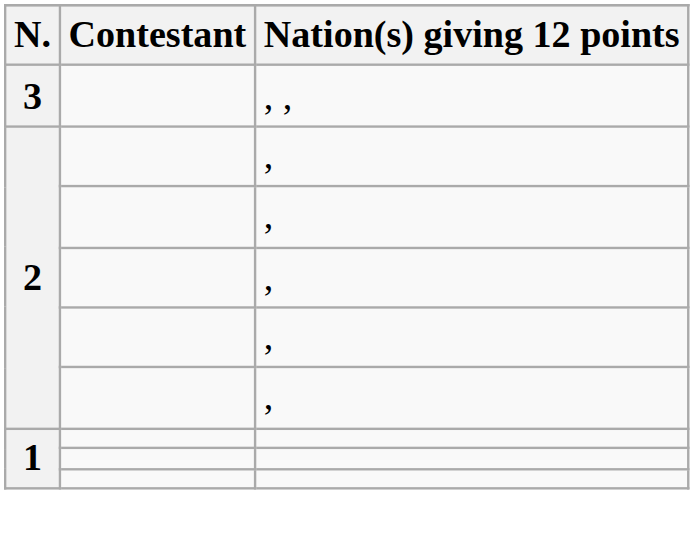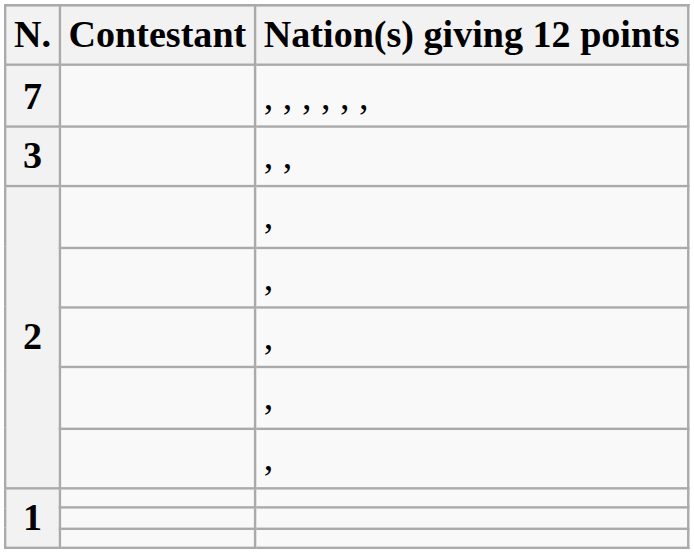+ row: (32, 95)
